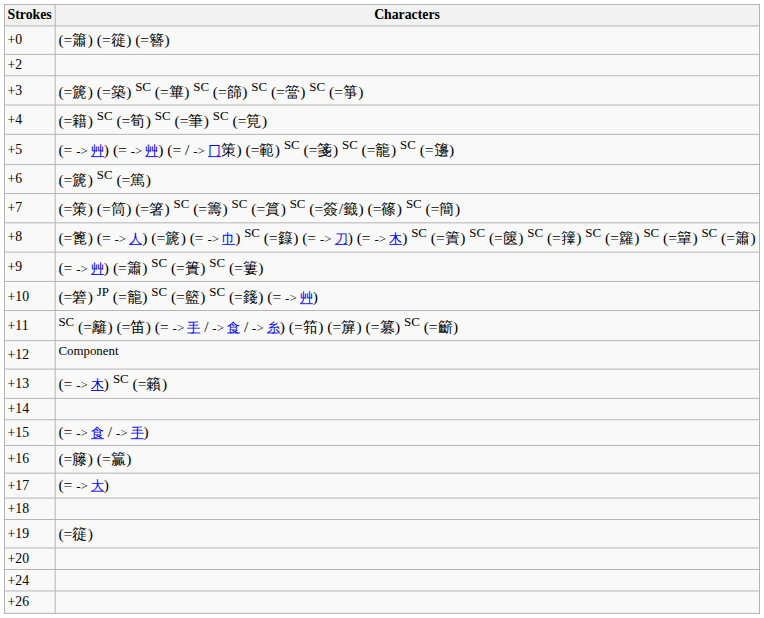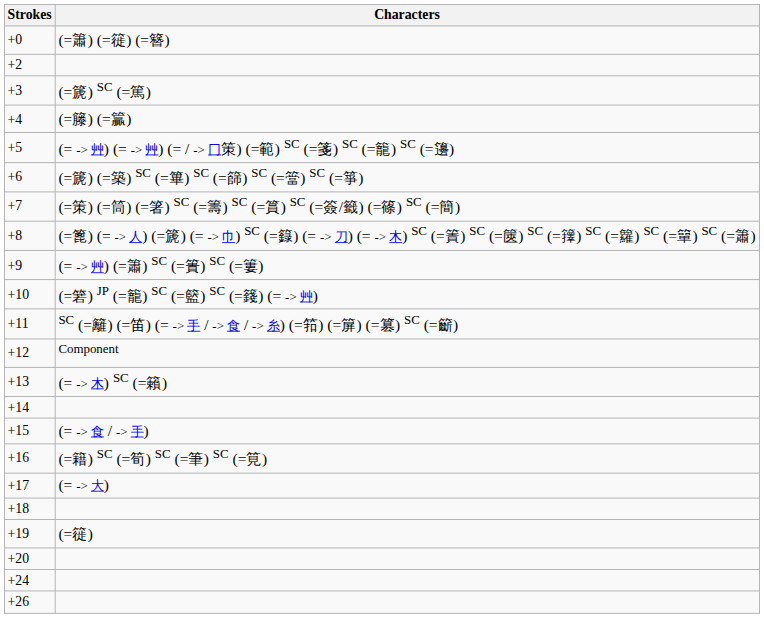(211, 90) (=篪) (=築) SC (=篳) SC (=篩) SC (=簹) SC (=箏) -> (105, 90) (=篪) SC (=篤)
(163, 119) (=籍) SC (=筍) SC (=筆) SC (=筧) -> (95, 119) (=籐) (=籯)
(105, 178) (=篪) SC (=篤) -> (211, 176) (=篪) (=築) SC (=篳) SC (=篩) SC (=簹) SC (=箏)
(95, 459) (=籐) (=籯) -> (163, 457) (=籍) SC (=筍) SC (=筆) SC (=筧)
